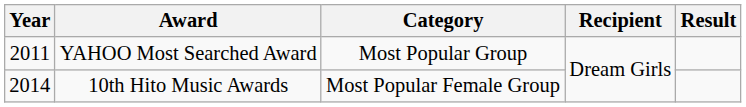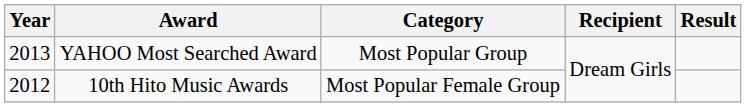(30, 53) 2011 -> (30, 53) 2013
(30, 85) 2014 -> (30, 85) 2012
